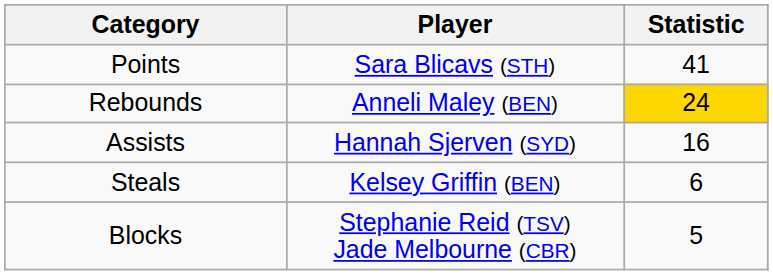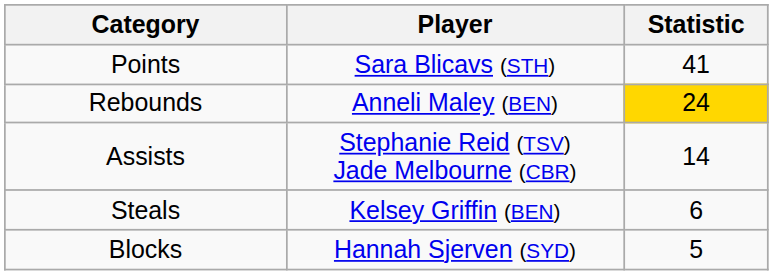(455, 143) Hannah Sjerven (SYD) -> (455, 157) Stephanie Reid (TSV) Jade Melbourne (CBR)
(696, 143) 16 -> (696, 157) 14
(455, 236) Stephanie Reid (TSV) Jade Melbourne (CBR) -> (455, 249) Hannah Sjerven (SYD)
